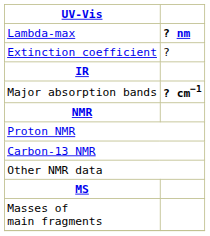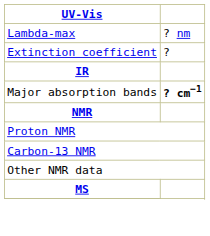(177, 33) bold -> (177, 33) normal
- row: (55, 215)
